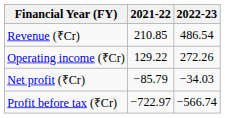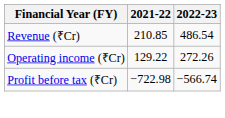- row: (46, 80)
(151, 101) −722.97 -> (151, 79) −722.98
